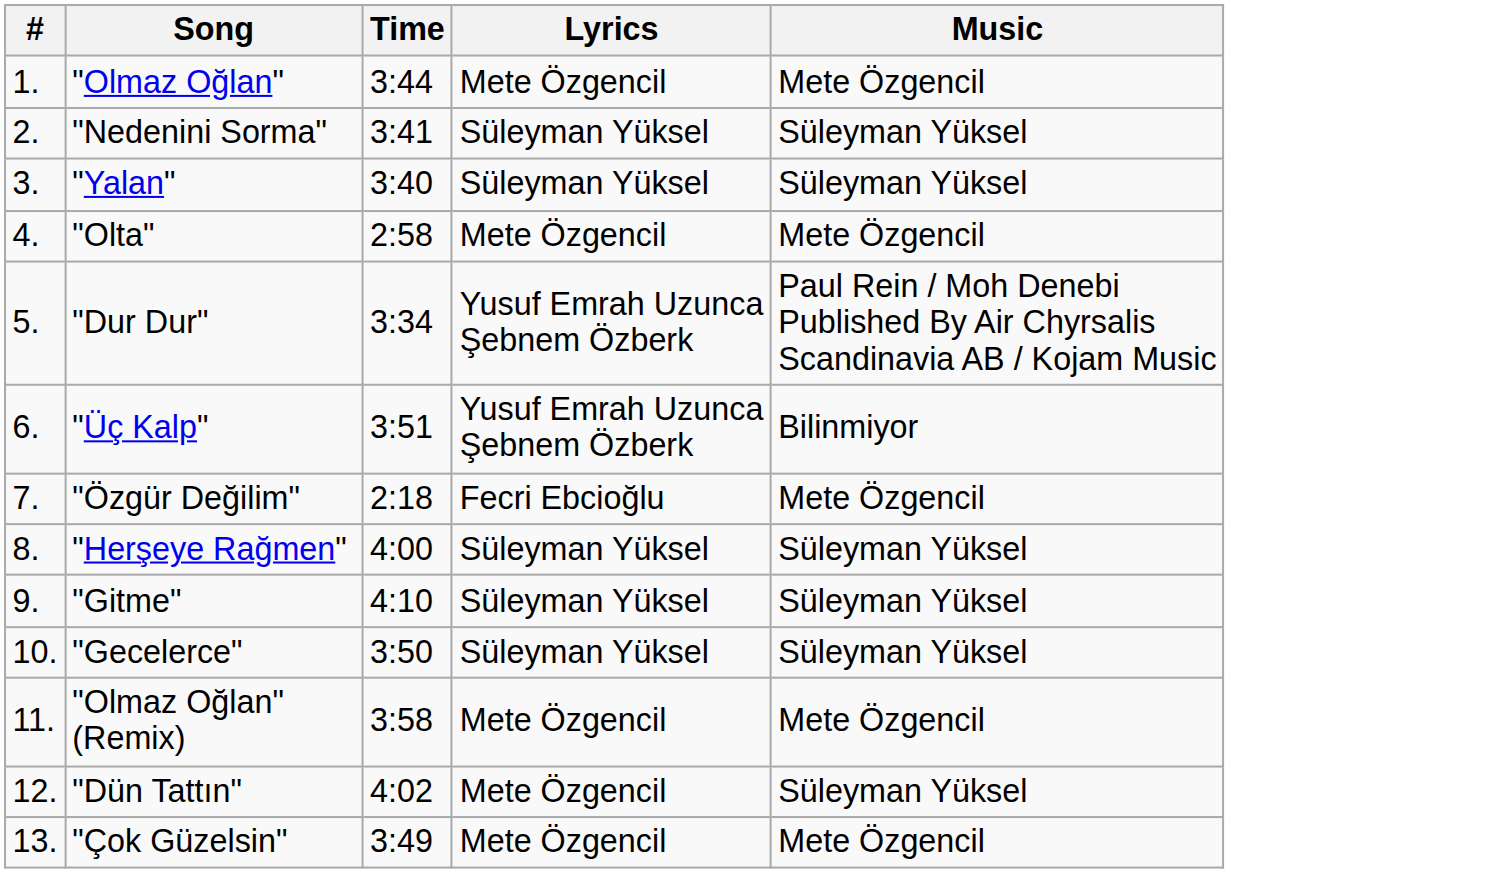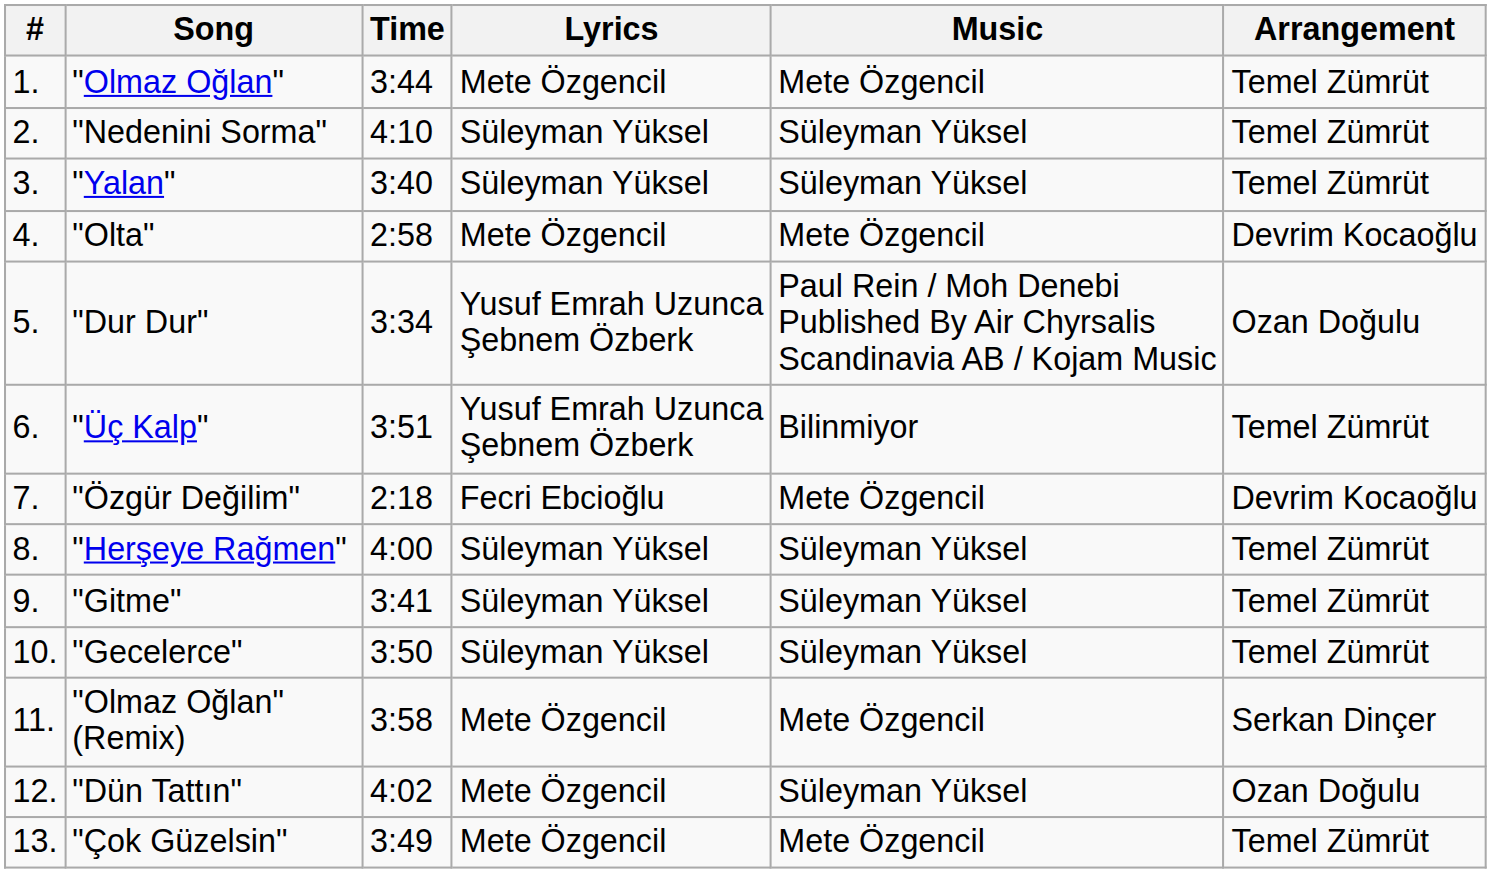+ column: (1355, 30)
(401, 132) 3:41 -> (401, 132) 4:10
(401, 600) 4:10 -> (401, 600) 3:41
